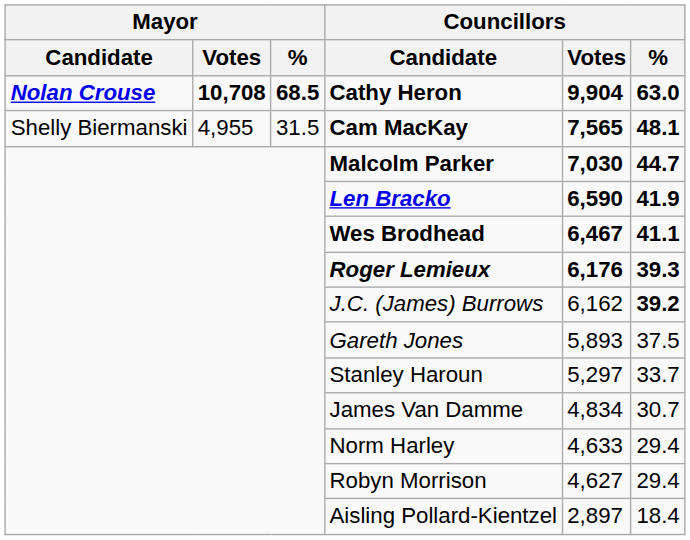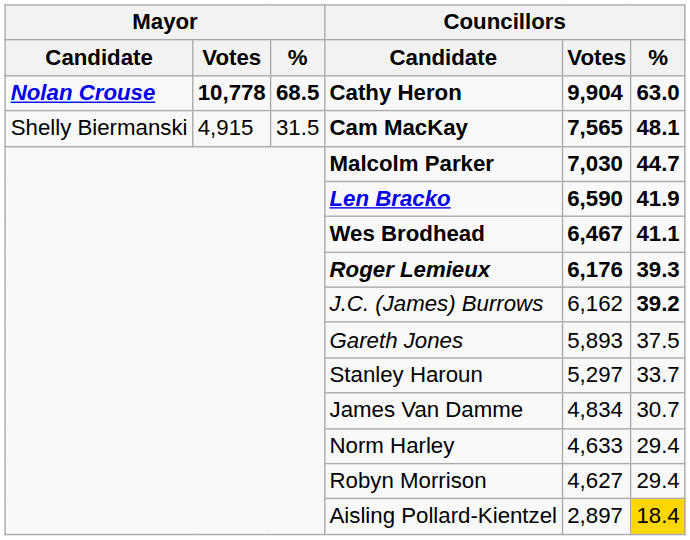(232, 92) 10,708 -> (232, 92) 10,778
(226, 128) 4,955 -> (226, 128) 4,915
(658, 516) no background -> (658, 516) gold background
